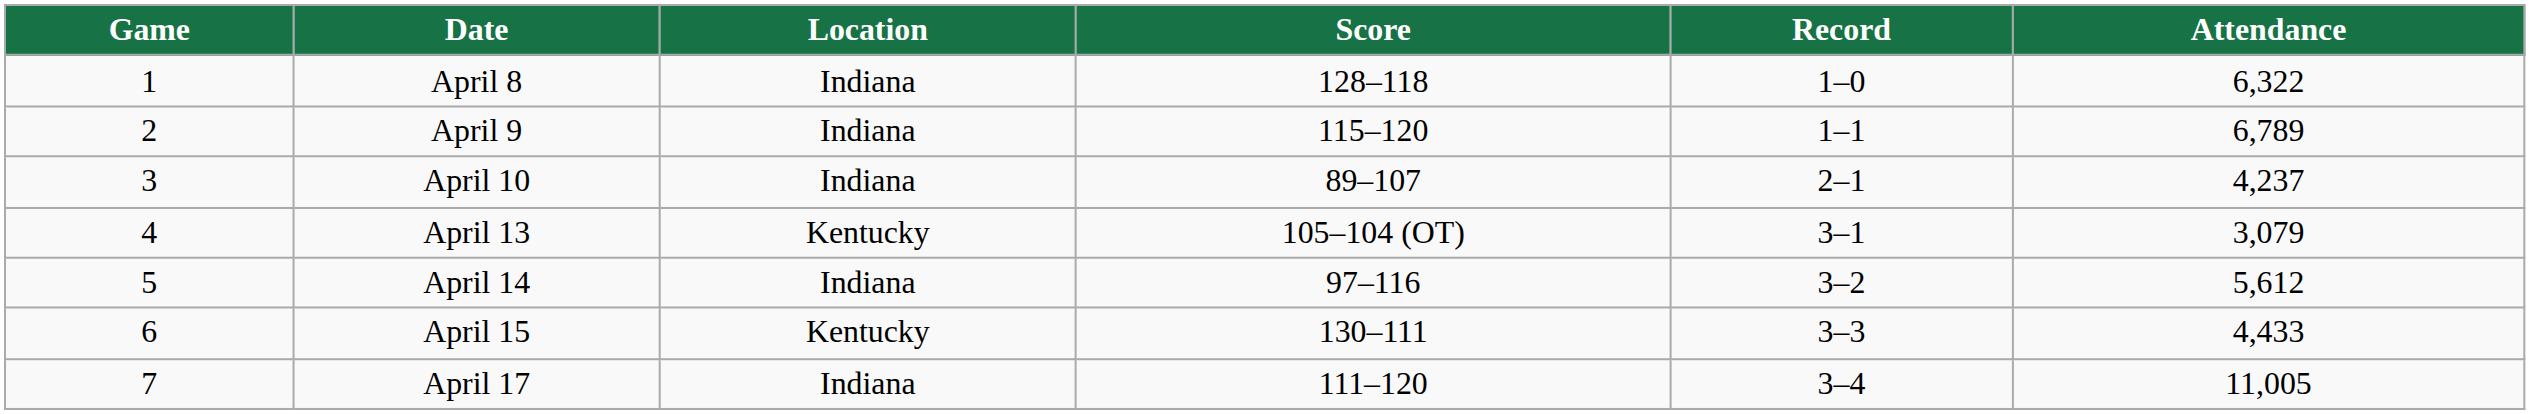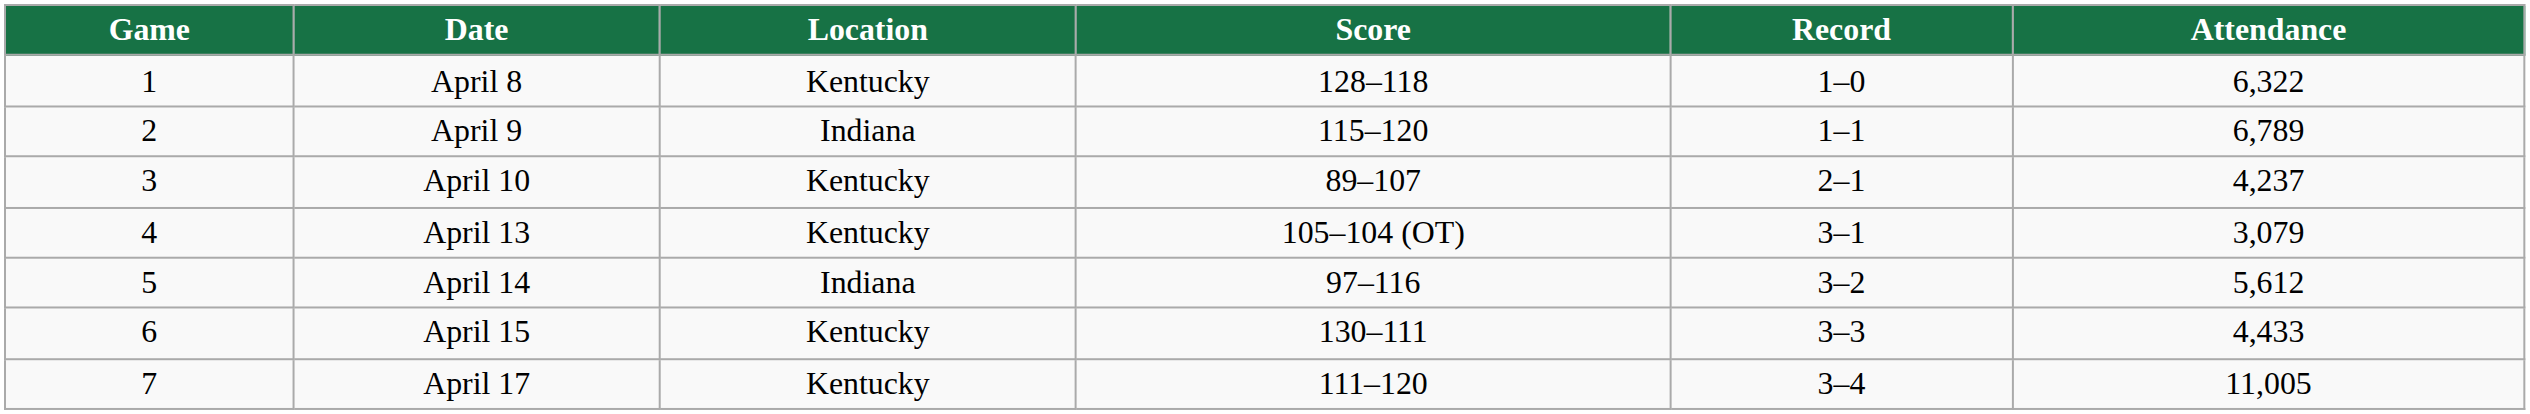(868, 80) Indiana -> (868, 80) Kentucky
(868, 181) Indiana -> (868, 181) Kentucky
(868, 383) Indiana -> (868, 383) Kentucky
